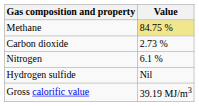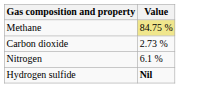(146, 75) normal -> (146, 75) bold
- row: (48, 92)
